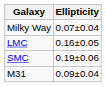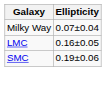- row: (16, 74)
